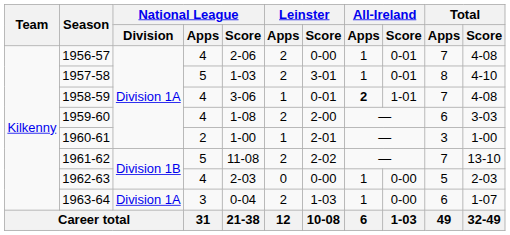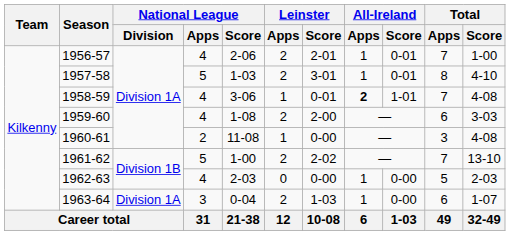(323, 55) 0-00 -> (323, 55) 2-01
(484, 55) 4-08 -> (484, 55) 1-00
(243, 138) 1-00 -> (243, 138) 11-08
(323, 138) 2-01 -> (323, 138) 0-00
(484, 138) 1-00 -> (484, 138) 4-08
(243, 158) 11-08 -> (243, 158) 1-00
